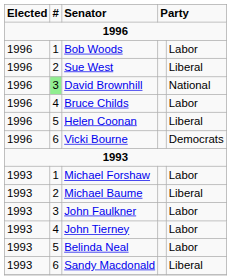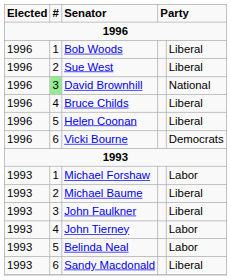(183, 49) Labor -> (186, 49) Liberal
(183, 103) Labor -> (186, 103) Liberal
(183, 211) Labor -> (186, 211) Liberal
